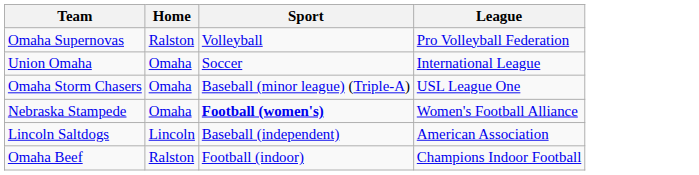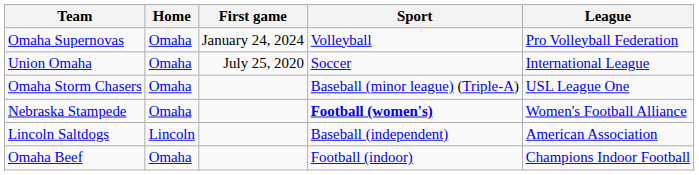+ column: (253, 16)
(171, 39) Ralston -> (170, 39) Omaha
(171, 157) Ralston -> (170, 157) Omaha
